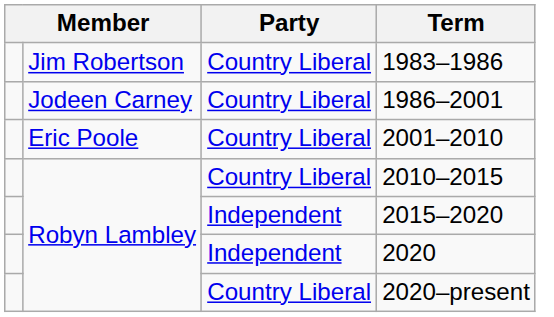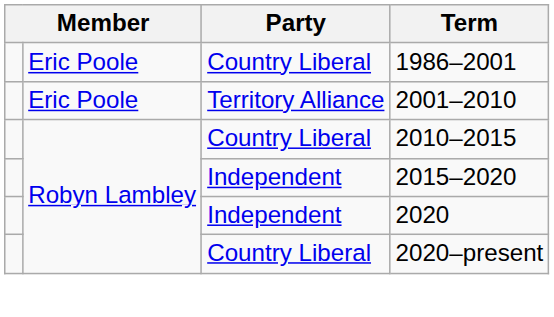- row: (443, 61)
(110, 100) Jodeen Carney -> (83, 61) Eric Poole
(289, 138) Country Liberal -> (296, 100) Territory Alliance
